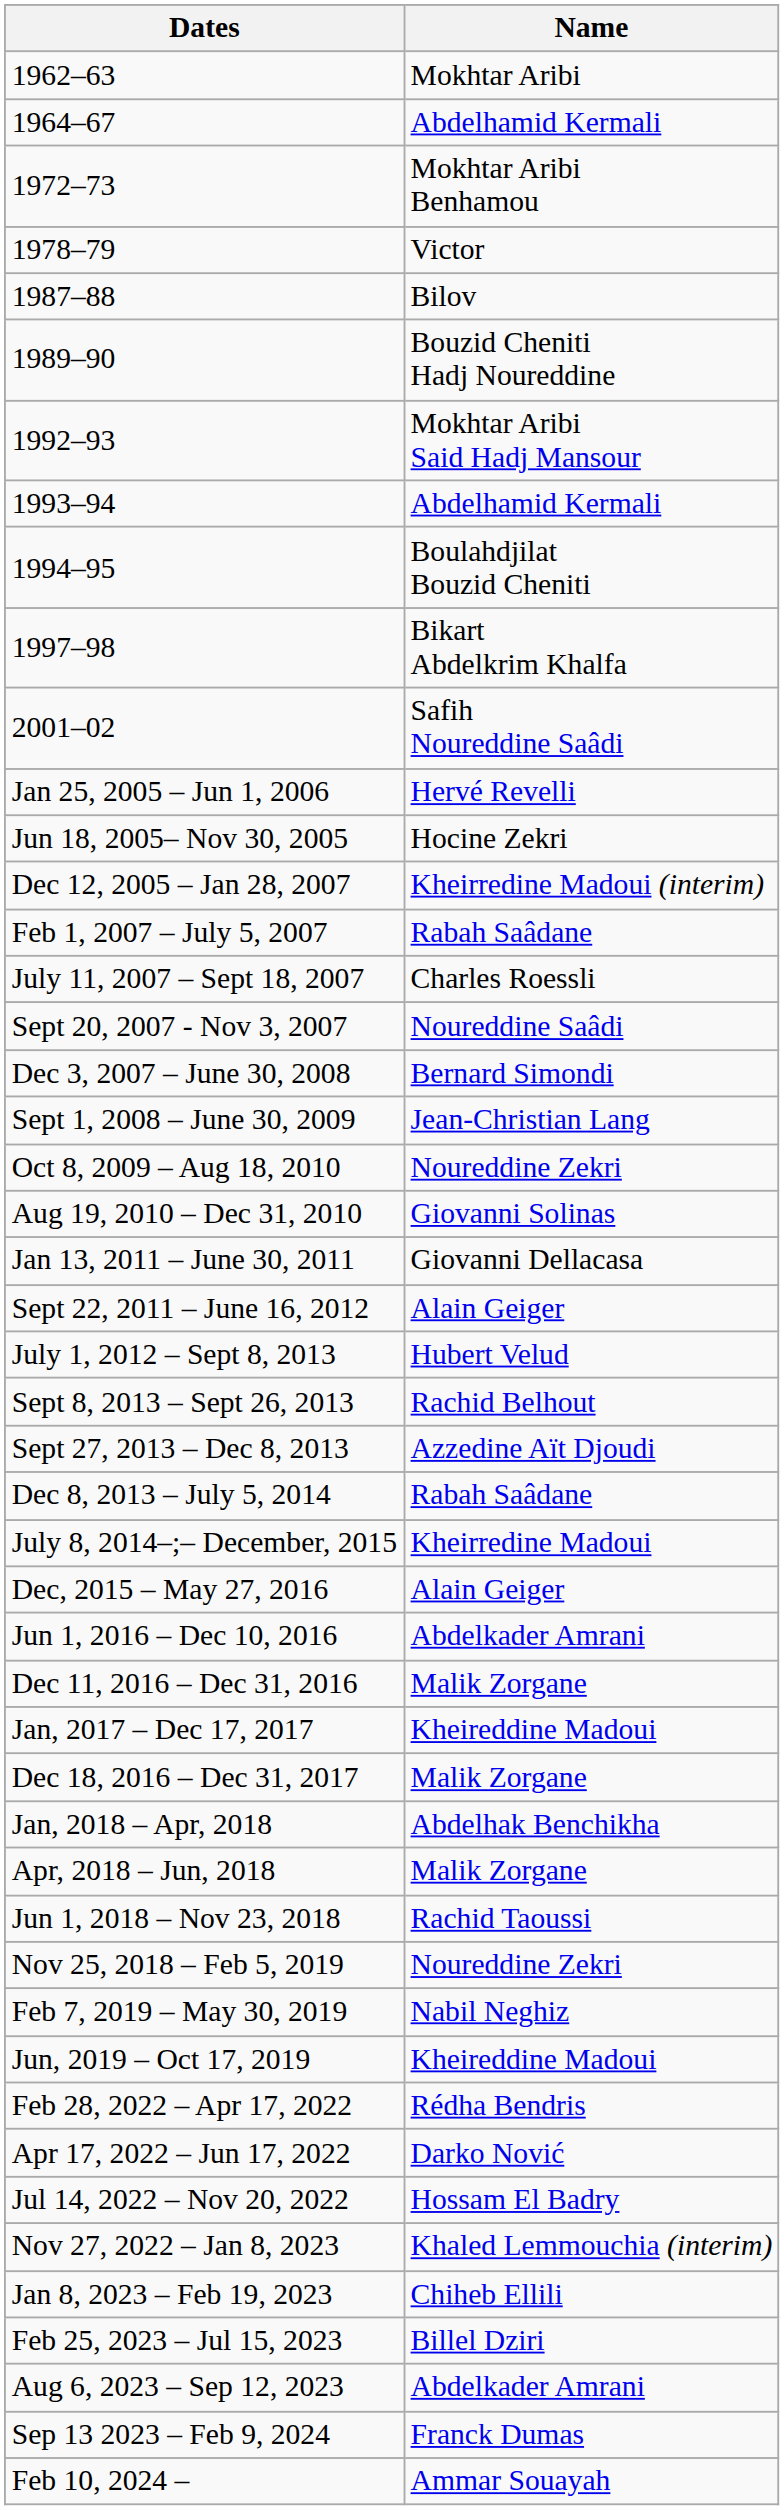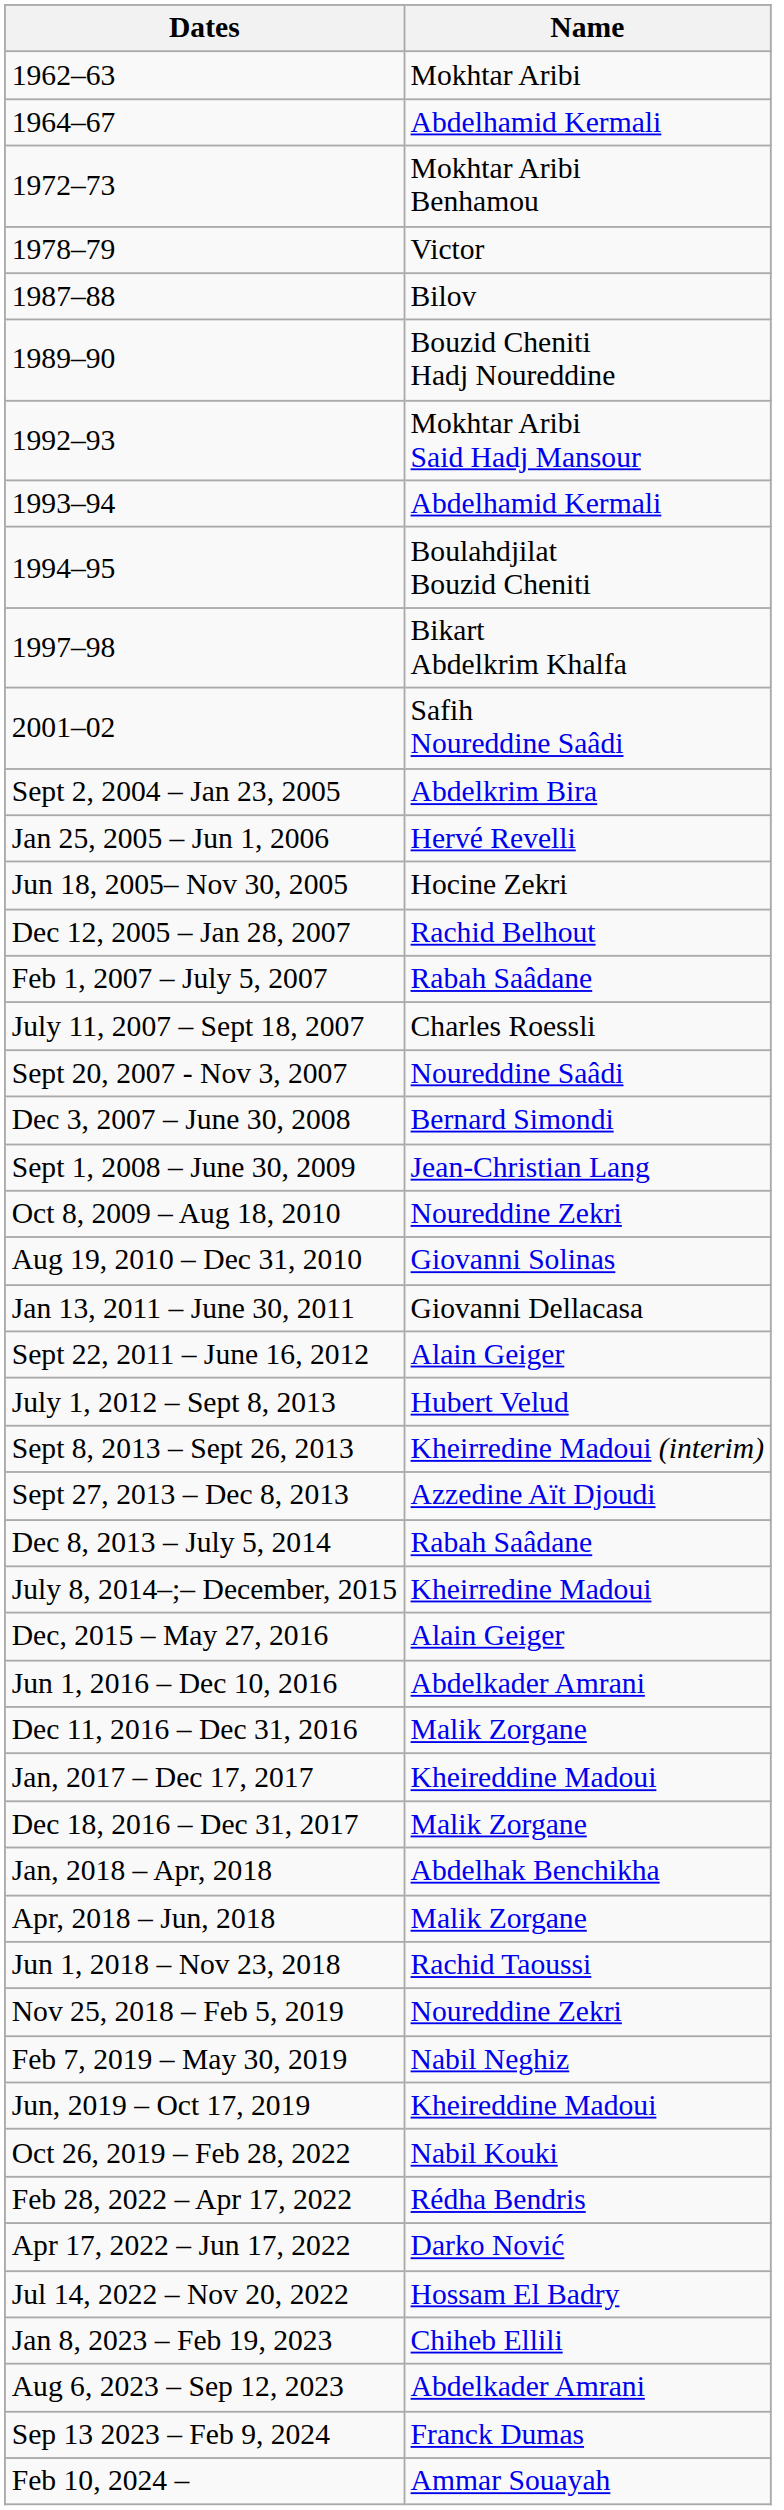+ row: (176, 791)
(587, 884) Kheirredine Madoui (interim) -> (503, 931) Rachid Belhout
(503, 1401) Rachid Belhout -> (587, 1448) Kheirredine Madoui (interim)
+ row: (181, 2152)
- row: (175, 2246)
- row: (177, 2340)
